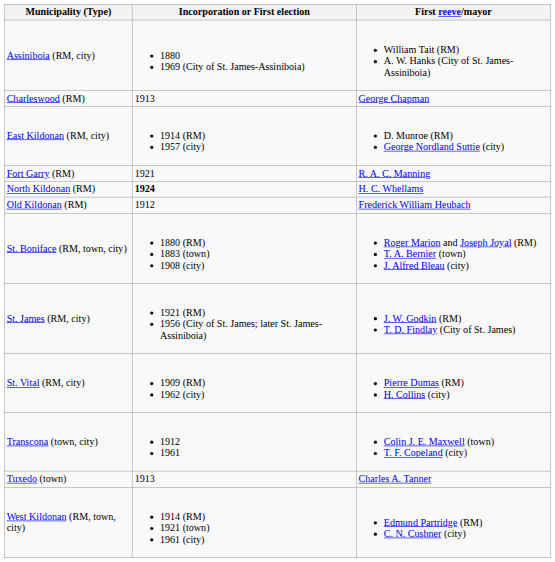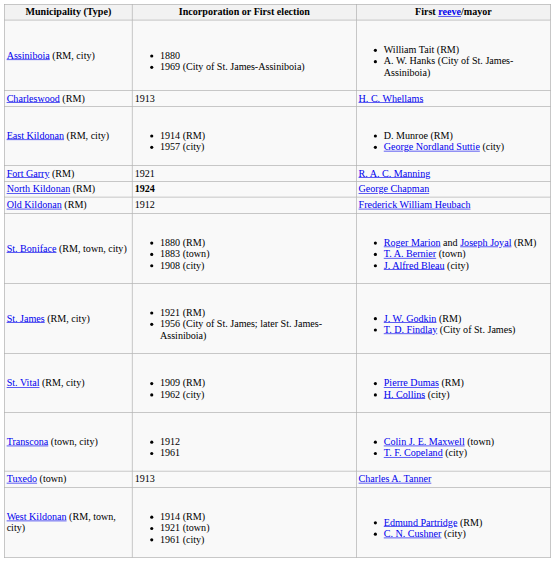(394, 98) George Chapman -> (391, 98) H. C. Whellams
(391, 189) H. C. Whellams -> (394, 189) George Chapman
